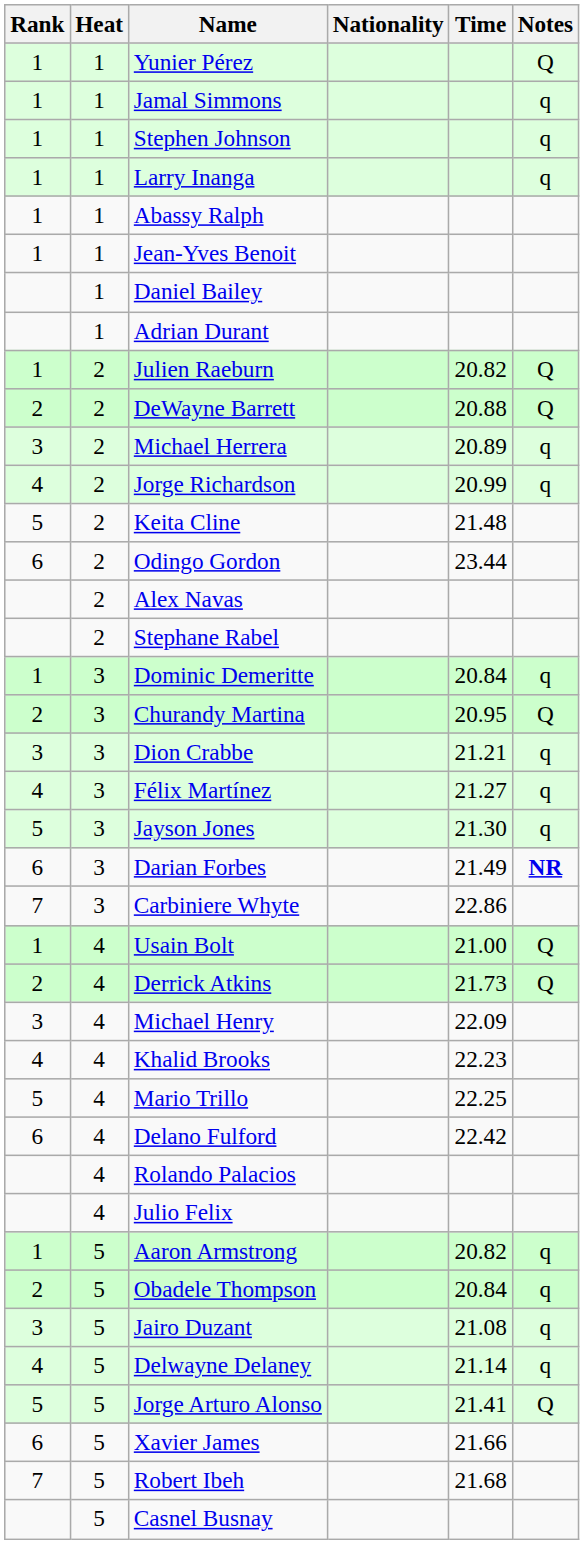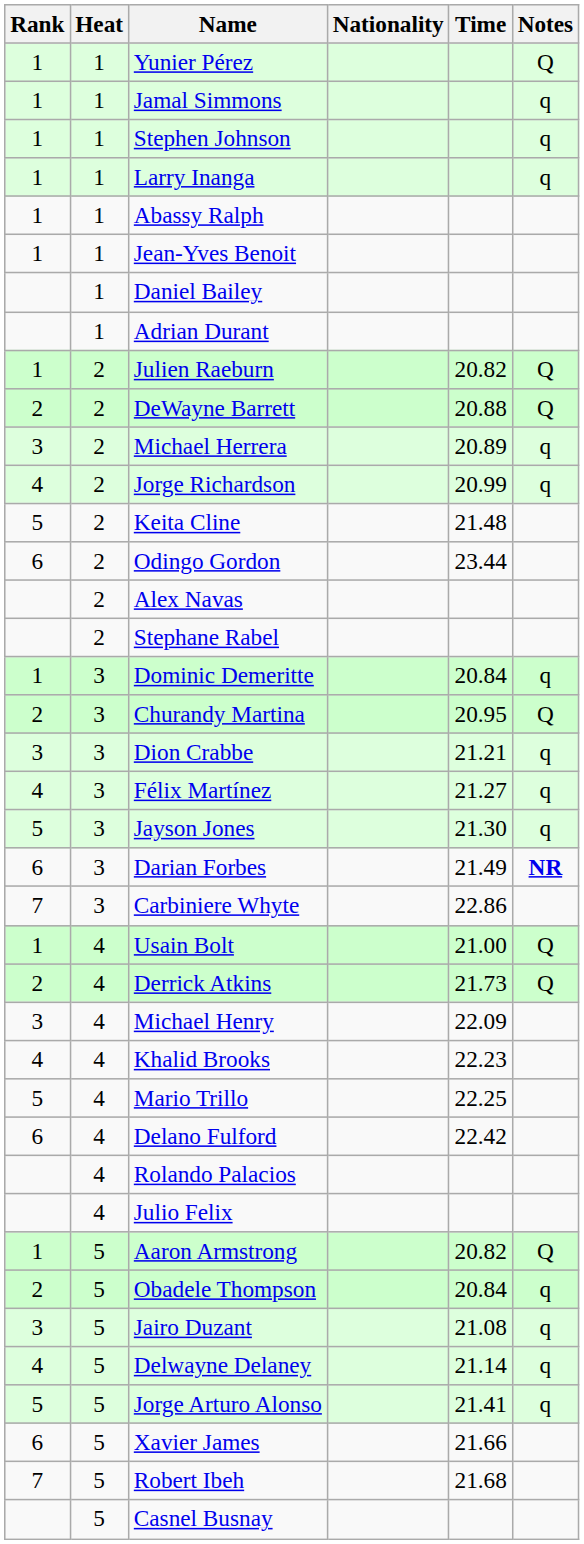(545, 1250) q -> (545, 1250) Q
(545, 1404) Q -> (545, 1404) q
